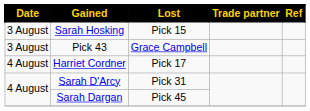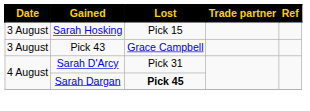- row: (89, 64)
(169, 97) normal -> (165, 81) bold
